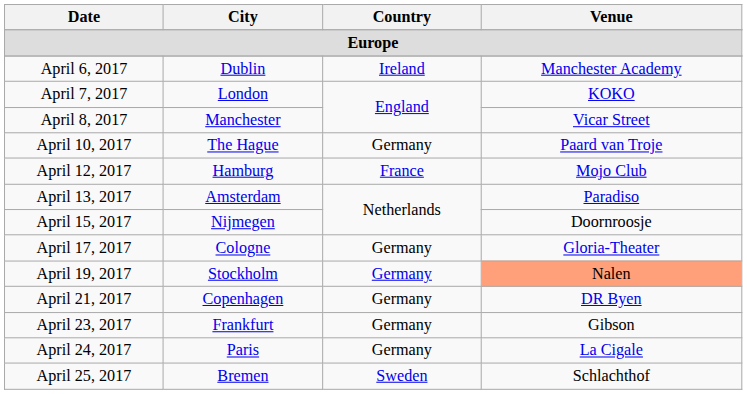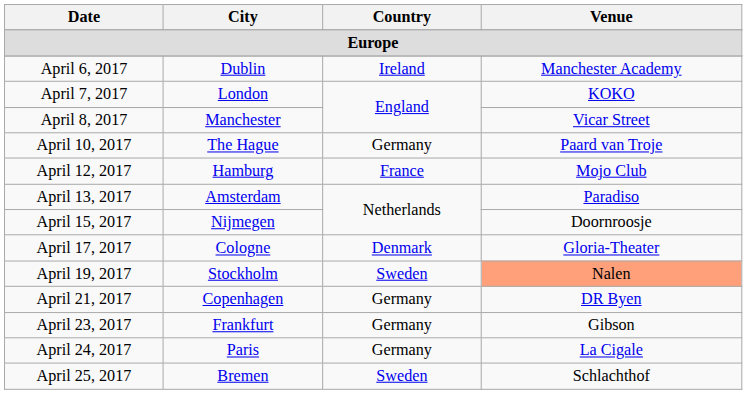(402, 247) Germany -> (402, 247) Denmark
(402, 273) Germany -> (402, 273) Sweden
